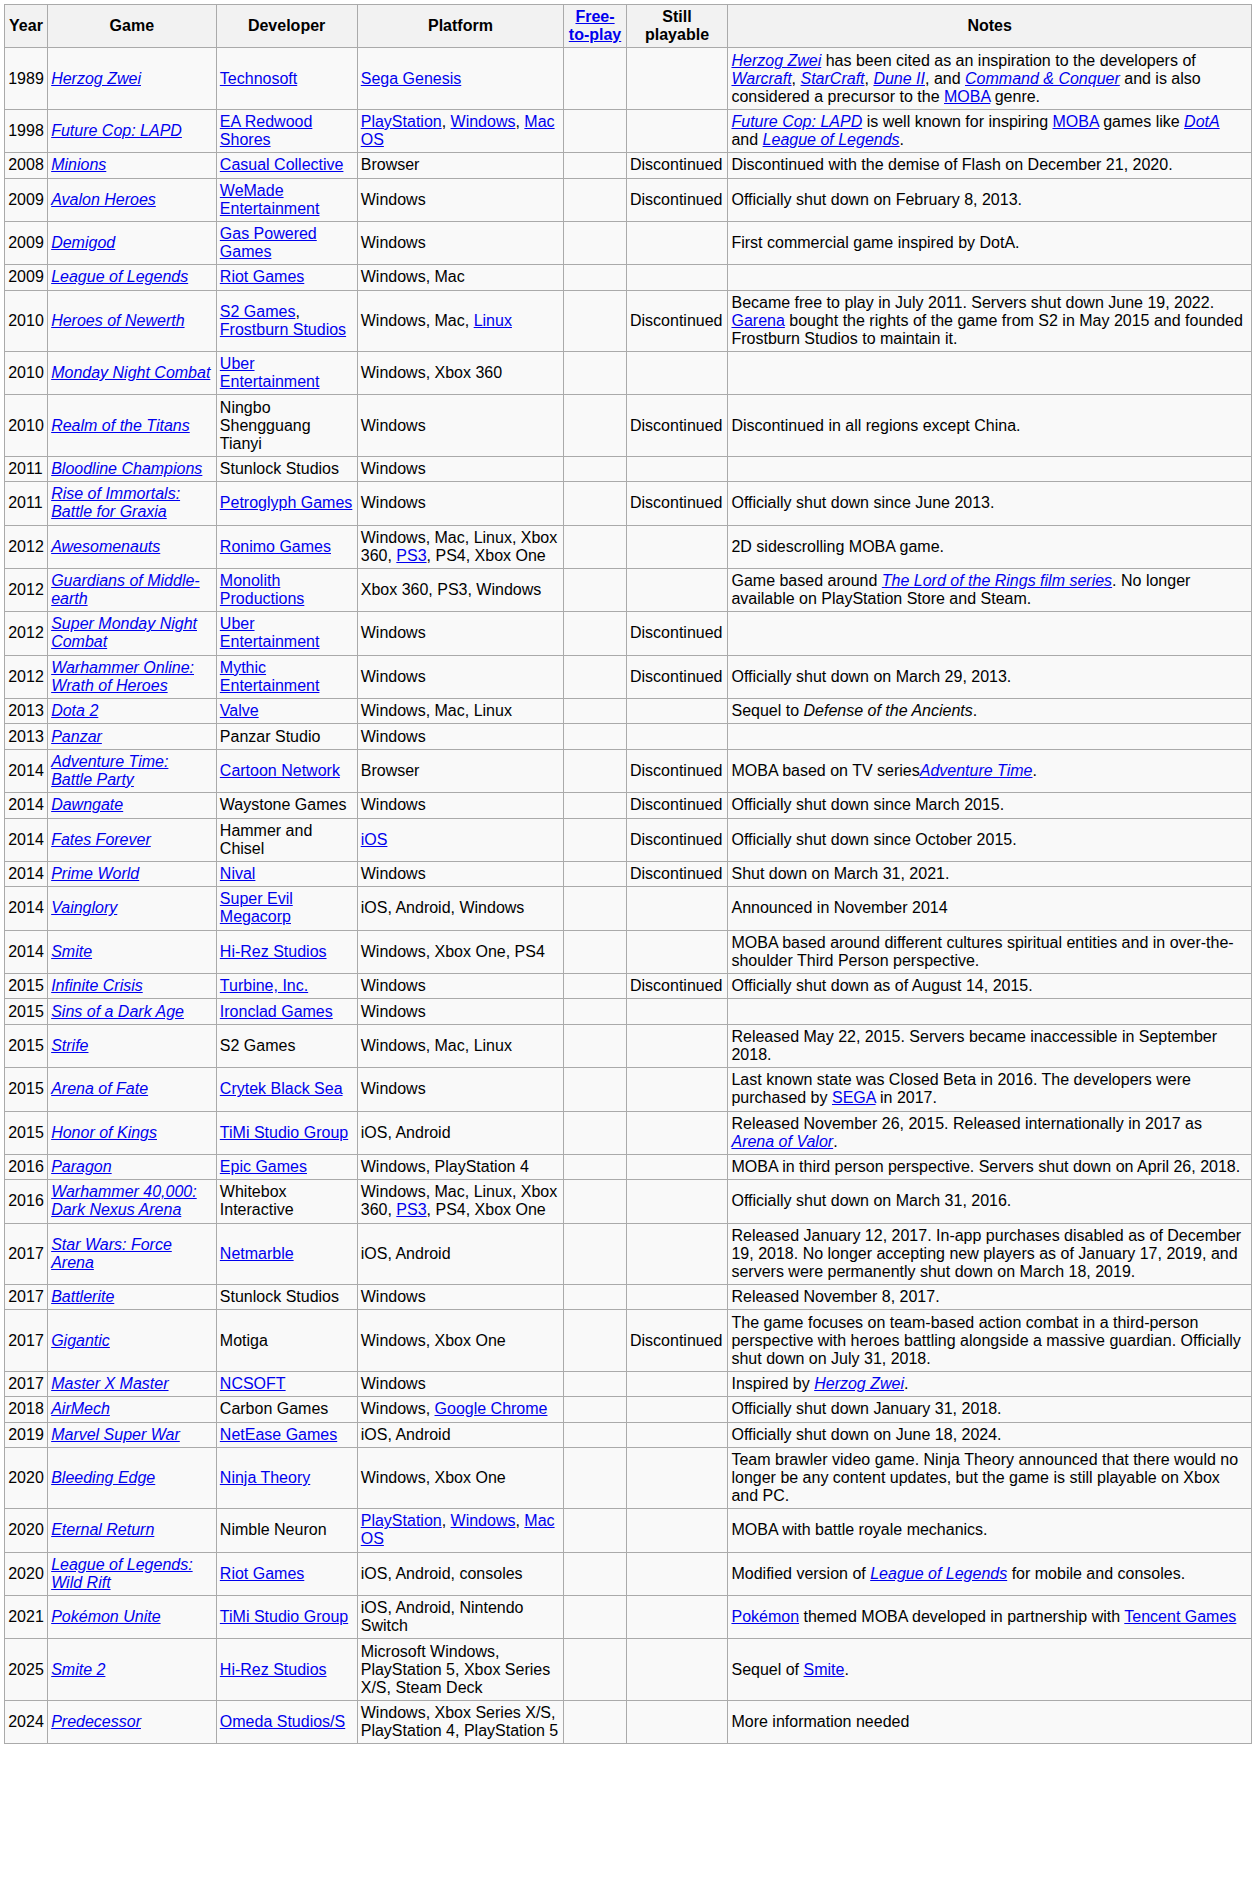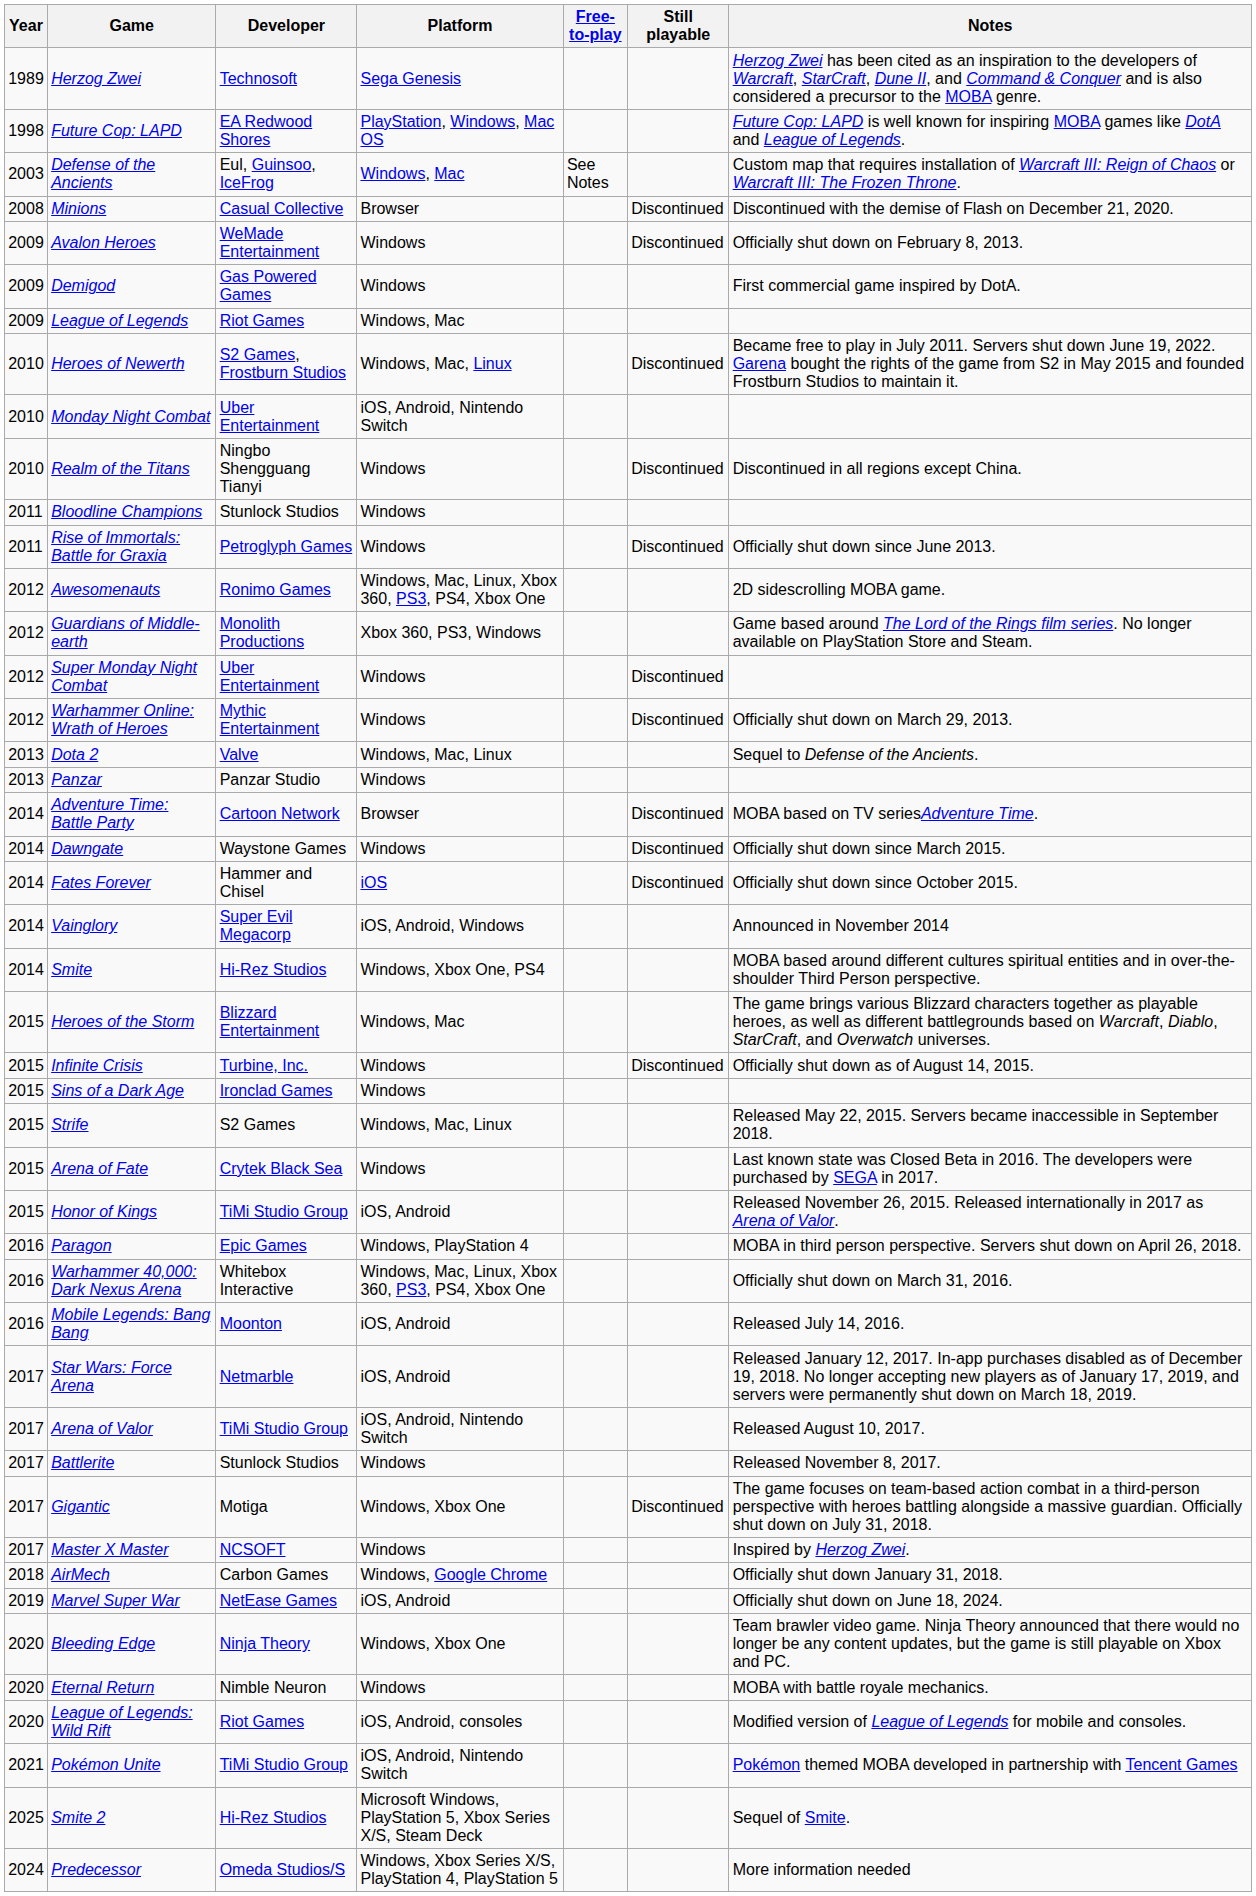+ row: (103, 174)
(431, 373) Windows, Xbox 360 -> (442, 416) iOS, Android, Nintendo Switch
- row: (95, 874)
+ row: (123, 1022)
+ row: (131, 1324)
+ row: (102, 1428)
(458, 1530) PlayStation, Windows, Mac OS -> (393, 1687) Windows
